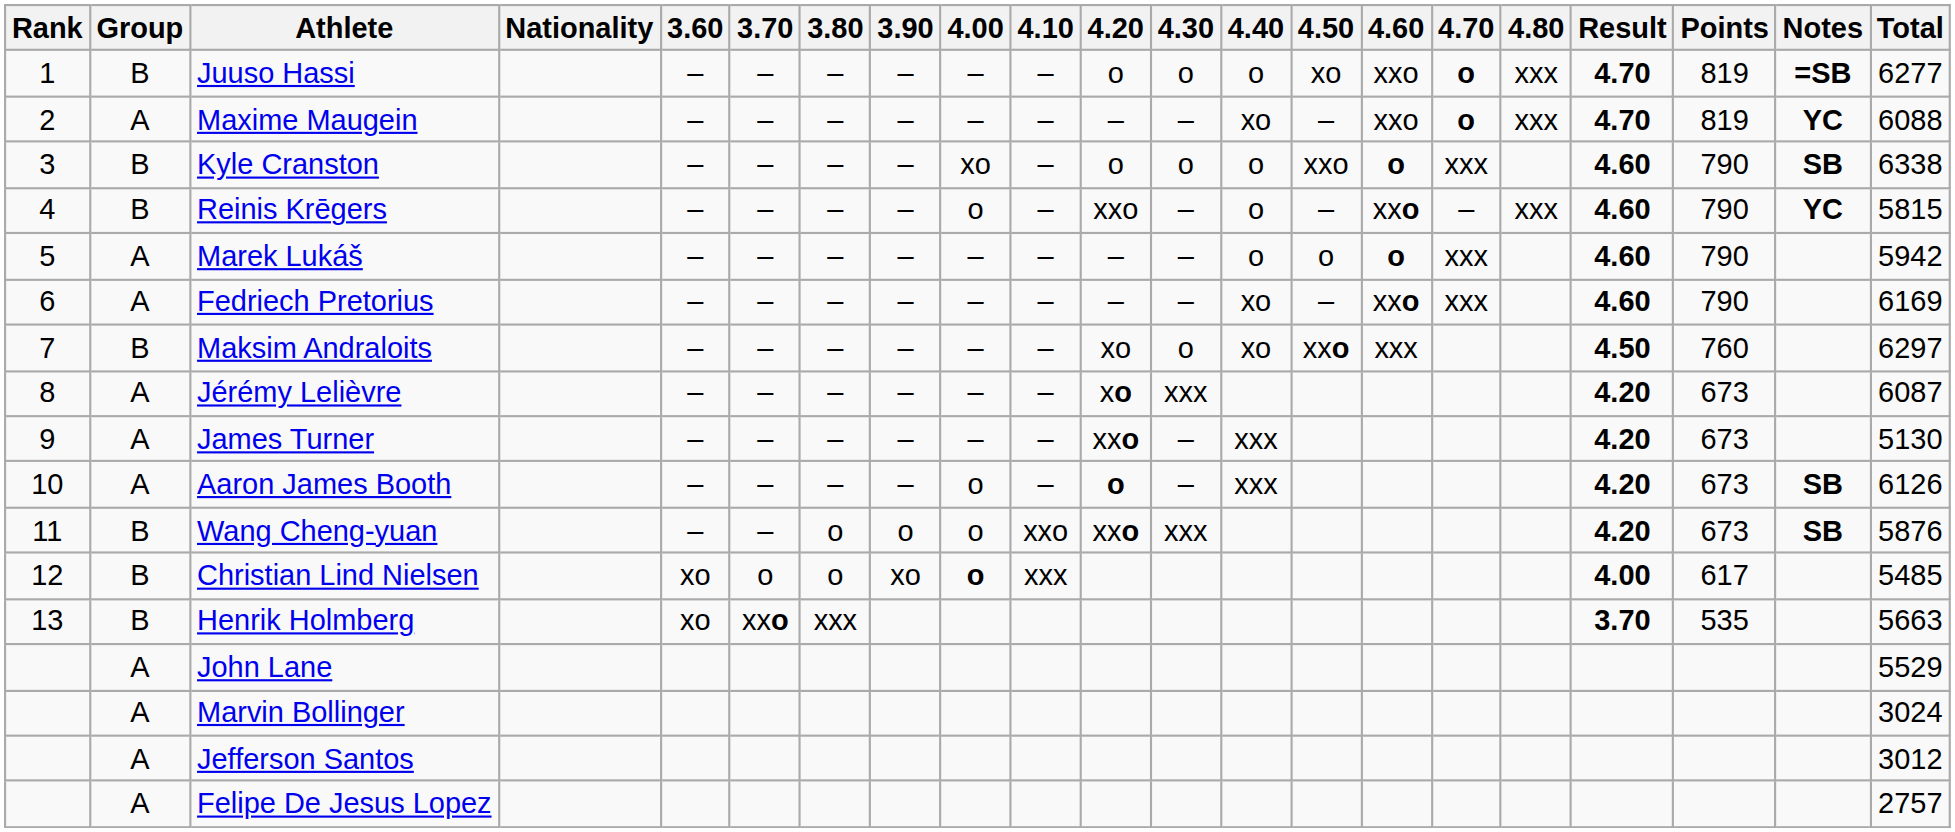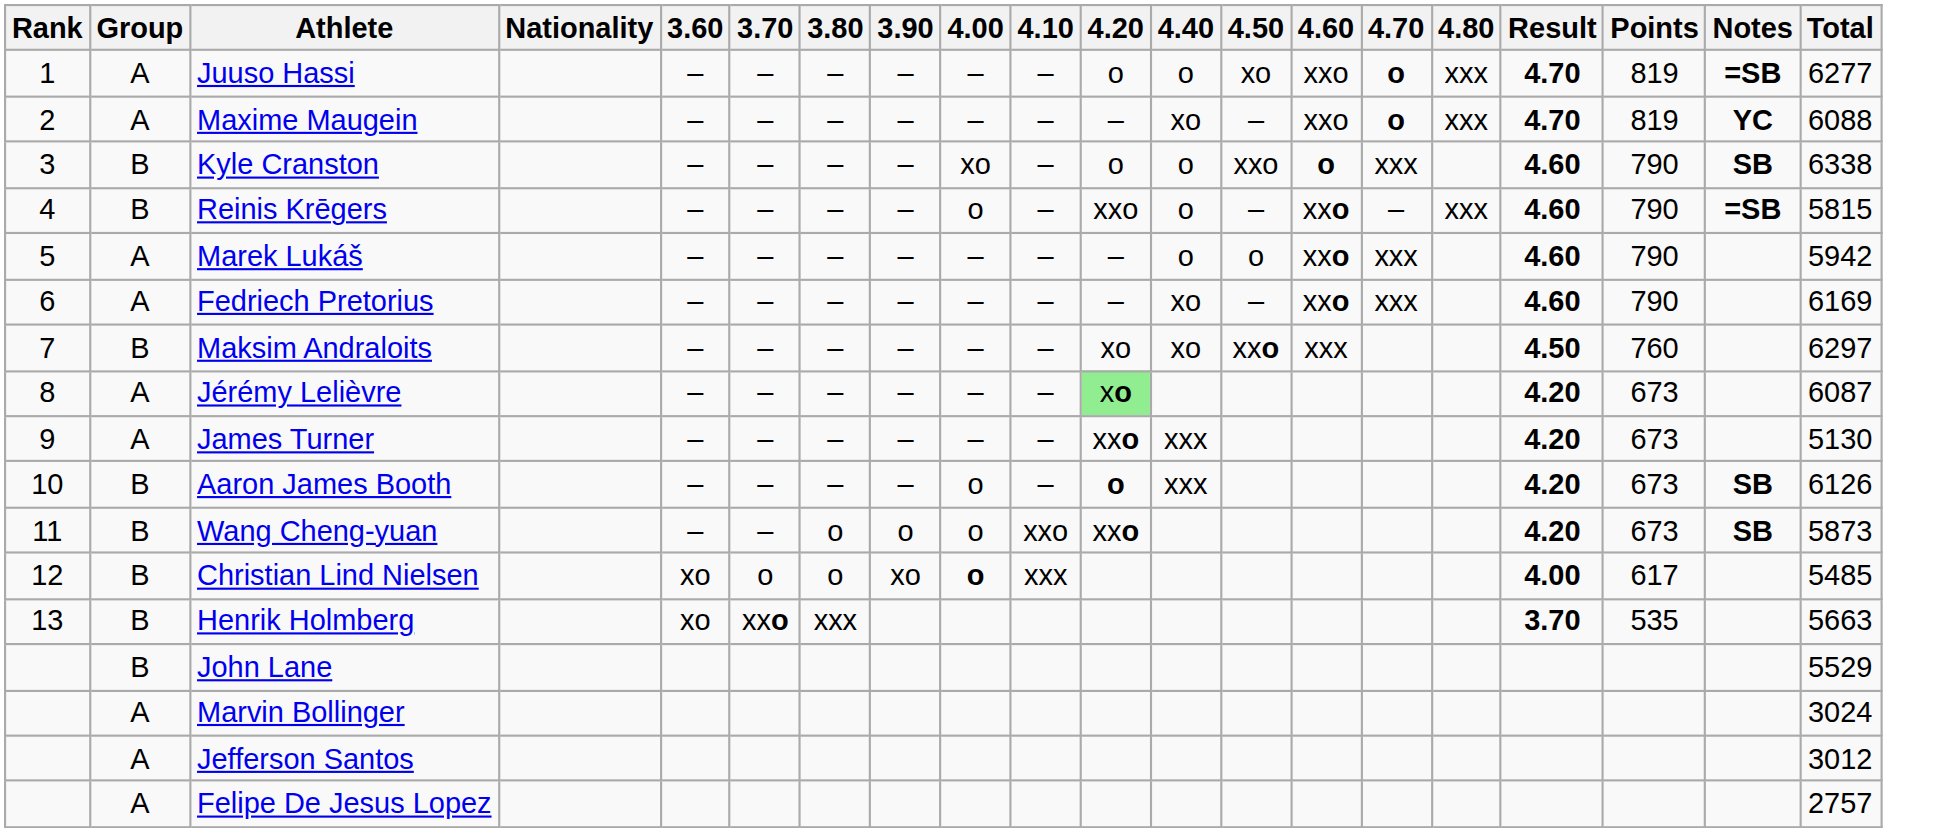- column: (1186, 27)
(140, 73) B -> (140, 73) A
(1823, 210) YC -> (1753, 210) =SB
(1396, 256) o -> (1326, 256) xxo
(1116, 393) no background -> (1116, 393) lightgreen background
(140, 484) A -> (140, 484) B
(1910, 530) 5876 -> (1840, 530) 5873
(140, 667) A -> (140, 667) B
